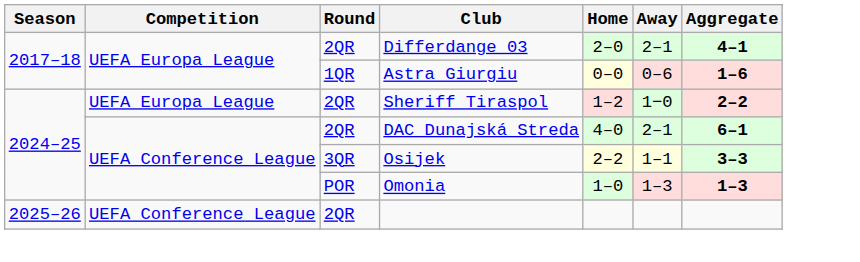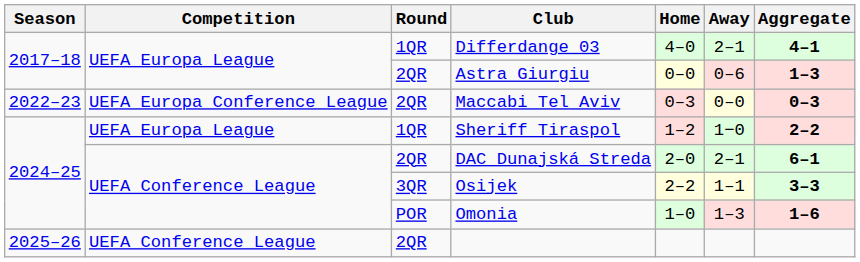(339, 47) 2QR -> (411, 47) 1QR
(608, 47) 2–0 -> (680, 47) 4–0
(339, 75) 1QR -> (411, 75) 2QR
(732, 75) 1–6 -> (804, 75) 1–3
+ row: (538, 103)
(339, 103) 2QR -> (411, 131) 1QR
(608, 131) 4–0 -> (680, 158) 2–0
(732, 186) 1–3 -> (804, 214) 1–6
